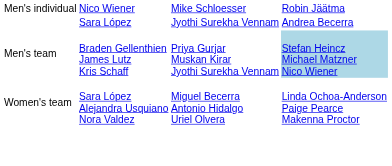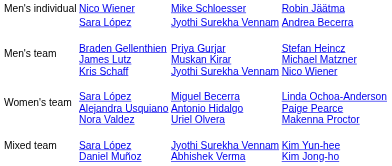(319, 60) lightblue background -> (319, 60) no background
+ row: (30, 145)
